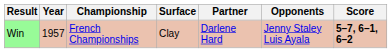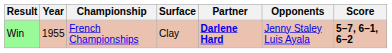(53, 34) 1957 -> (53, 34) 1955
(218, 34) normal -> (219, 34) bold
